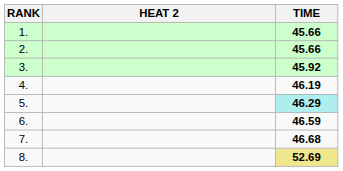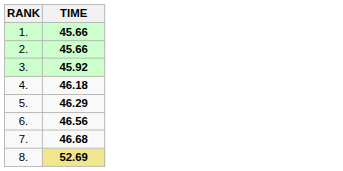- column: (159, 14)
(307, 86) 46.19 -> (74, 86) 46.18
(307, 104) paleturquoise background -> (74, 104) no background
(307, 122) 46.59 -> (74, 122) 46.56
